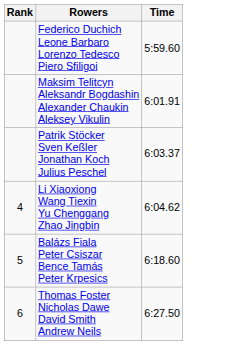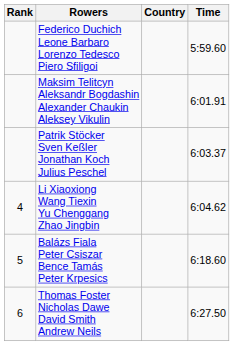+ column: (165, 13)
